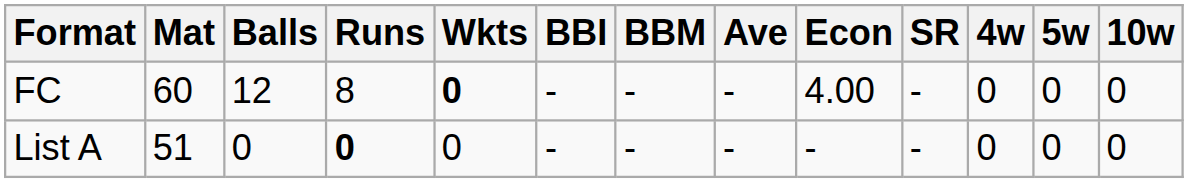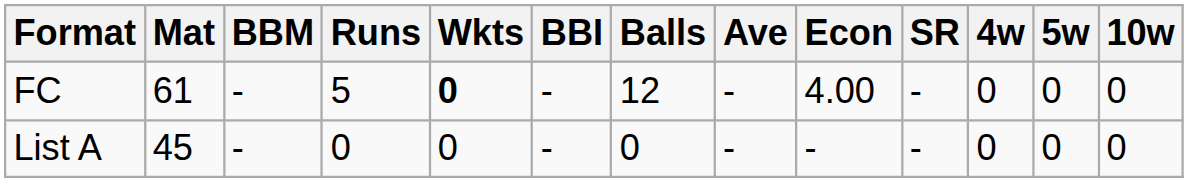columns swapped: (275, 33) <-> (665, 33)
(173, 90) 60 -> (173, 90) 61
(345, 90) 8 -> (341, 90) 5
(173, 147) 51 -> (173, 147) 45
(345, 147) bold -> (341, 147) normal
